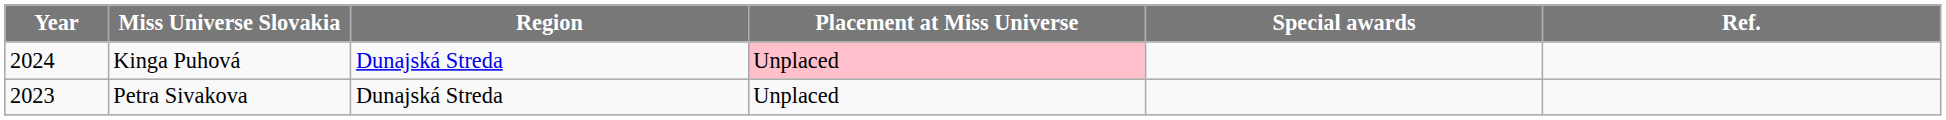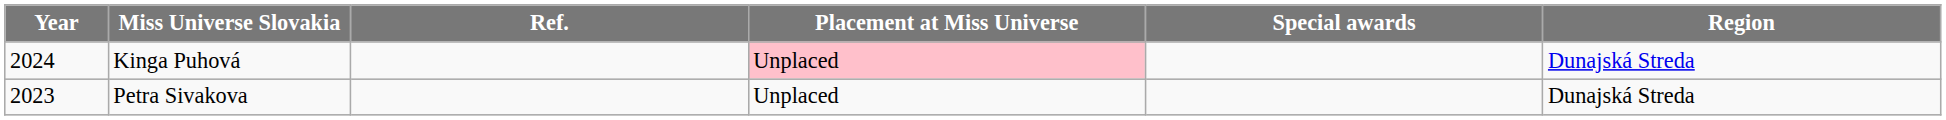columns swapped: (549, 23) <-> (1741, 23)
